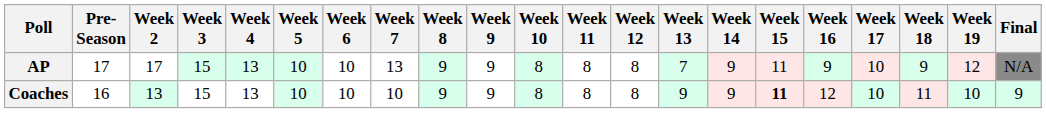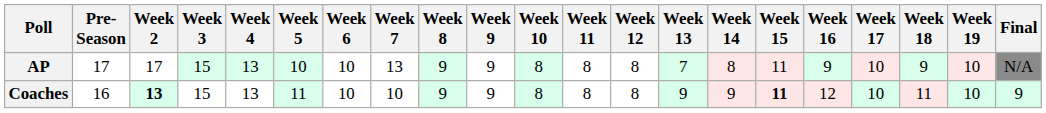(731, 66) 9 -> (731, 66) 8
(972, 66) 12 -> (972, 66) 10
(154, 94) normal -> (154, 94) bold
(298, 94) 10 -> (298, 94) 11
